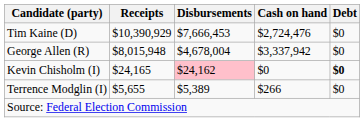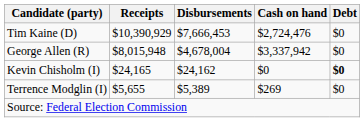(196, 70) pink background -> (196, 70) no background
(269, 88) $266 -> (269, 88) $269
